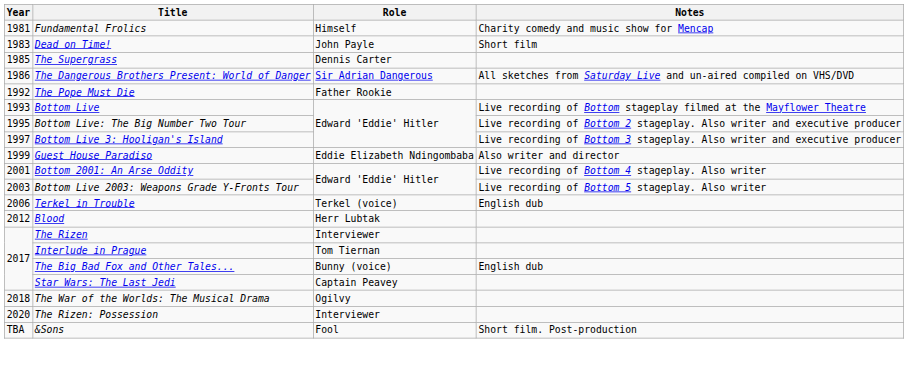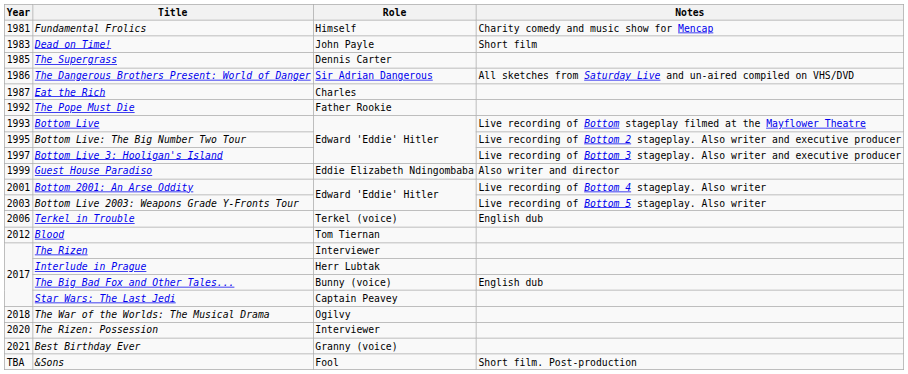+ row: (70, 92)
(348, 219) Herr Lubtak -> (348, 235) Tom Tiernan
(348, 251) Tom Tiernan -> (348, 267) Herr Lubtak
+ row: (88, 346)
